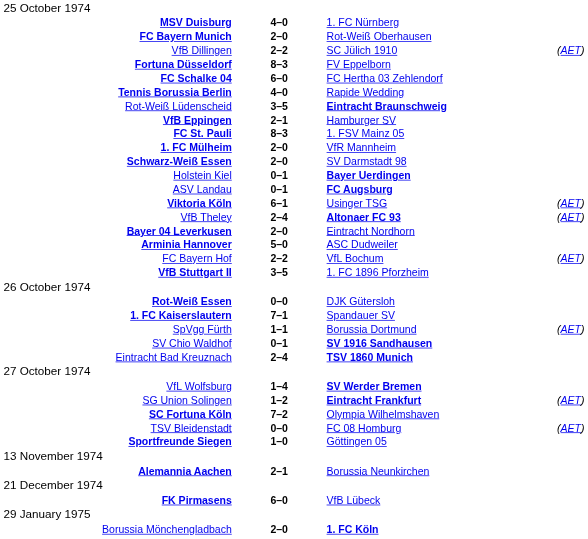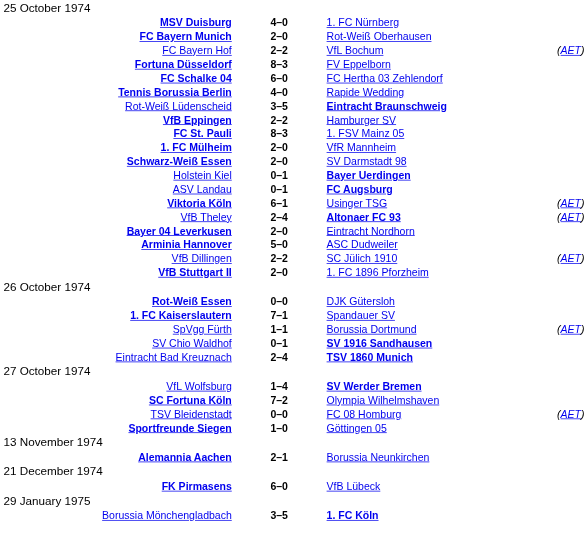rows swapped: (197, 259) <-> (202, 51)
(279, 120) 2–1 -> (279, 120) 2–2
(279, 272) 3–5 -> (279, 272) 2–0
- row: (187, 400)
(279, 529) 2–0 -> (279, 516) 3–5
